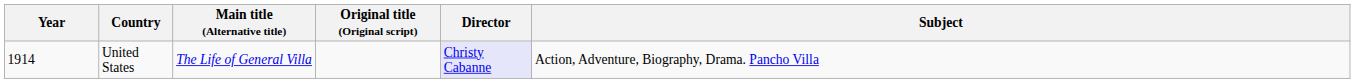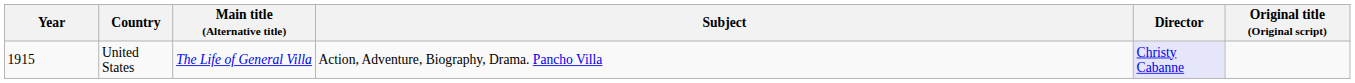columns swapped: (378, 22) <-> (941, 22)
(21, 59) 1914 -> (21, 59) 1915
